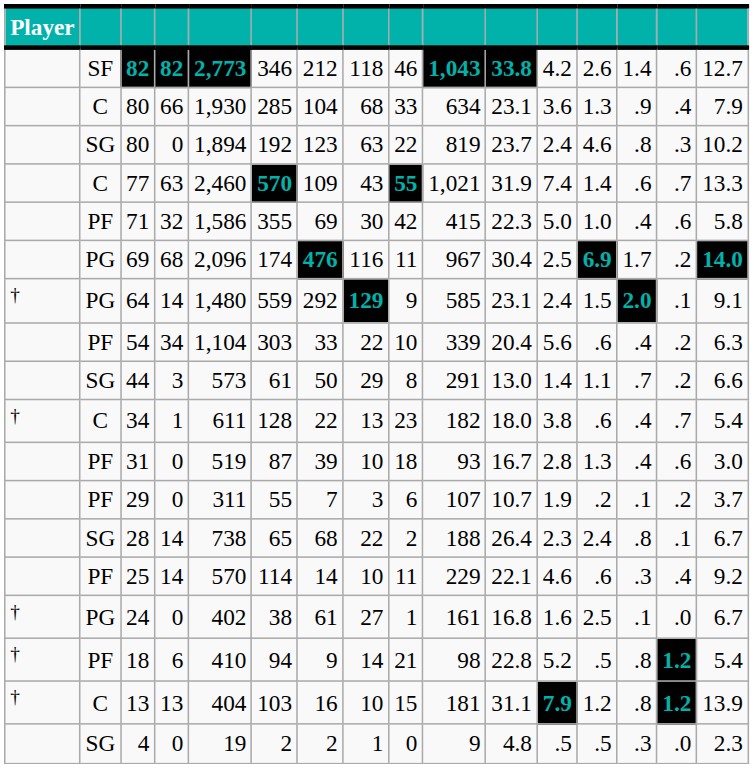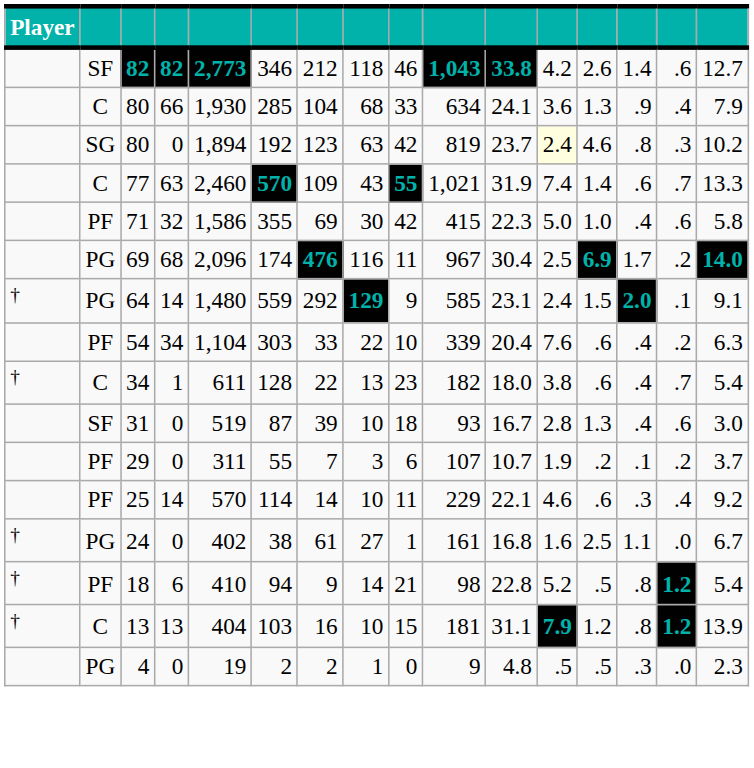(512, 106) 23.1 -> (512, 106) 24.1
(406, 145) 22 -> (406, 145) 42
(557, 145) no background -> (557, 145) lightyellow background
(557, 341) 5.6 -> (557, 341) 7.6
- row: (138, 379)
(100, 461) PF -> (100, 422) SF
- row: (138, 537)
(643, 616) .1 -> (637, 540) 1.1
(100, 743) SG -> (100, 666) PG
